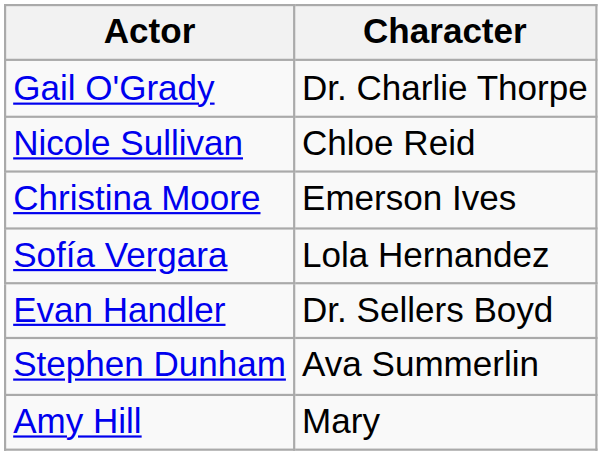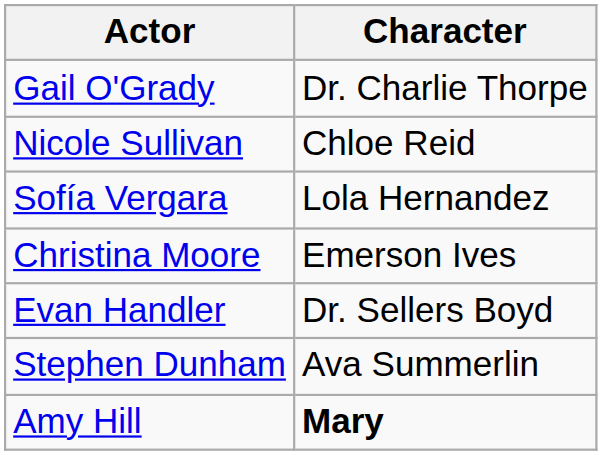rows swapped: (120, 254) <-> (137, 198)
(341, 421) normal -> (343, 421) bold
